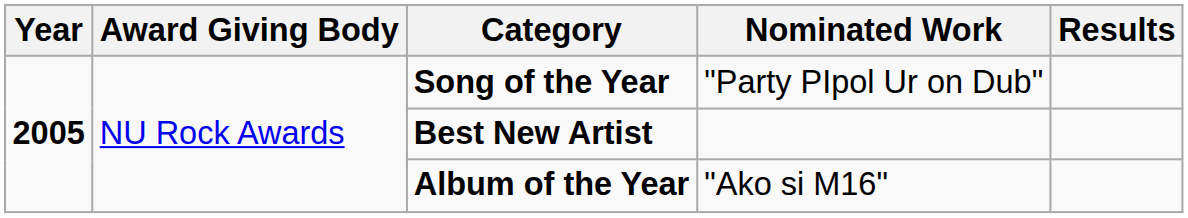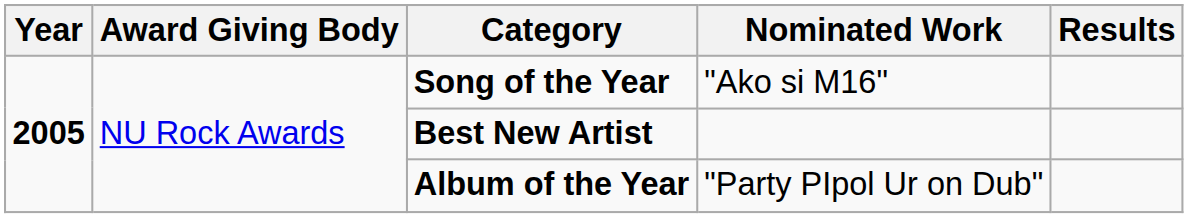(874, 81) "Party PIpol Ur on Dub" -> (796, 81) "Ako si M16"
(796, 184) "Ako si M16" -> (874, 184) "Party PIpol Ur on Dub"
